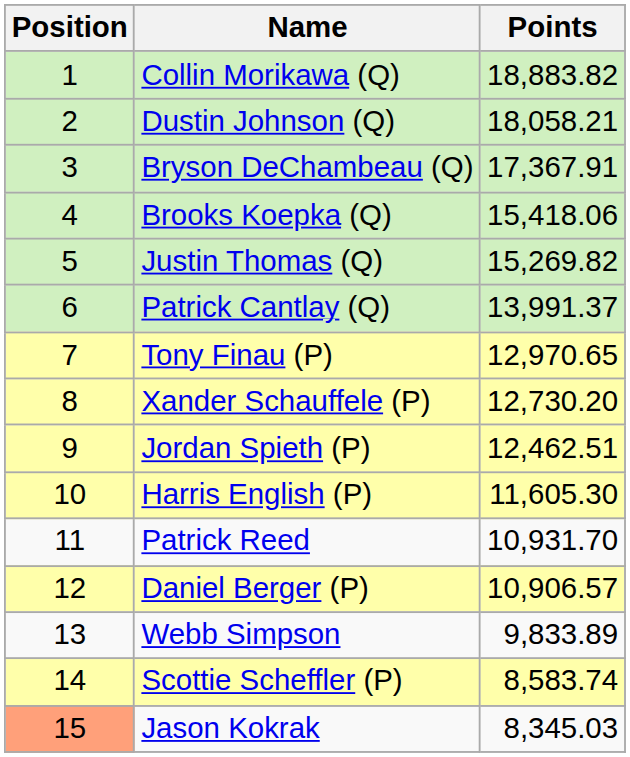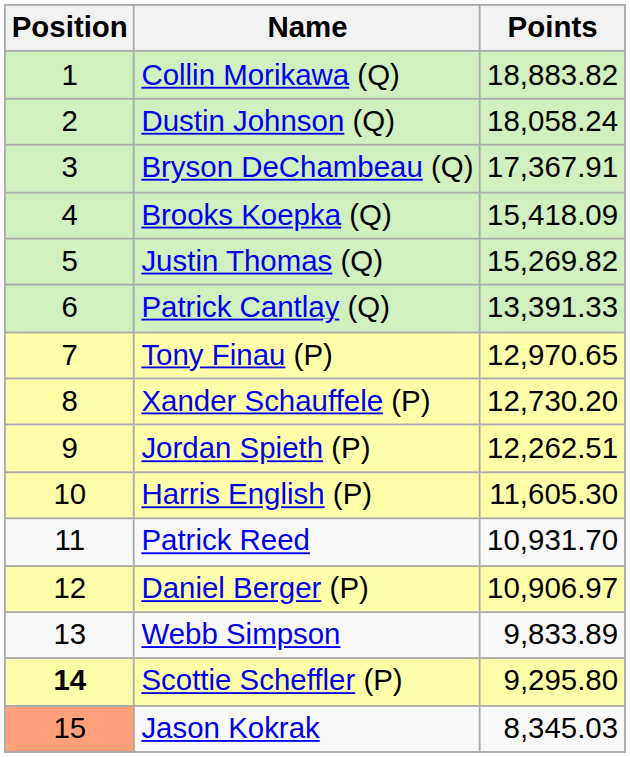(553, 121) 18,058.21 -> (553, 121) 18,058.24
(553, 214) 15,418.06 -> (553, 214) 15,418.09
(553, 307) 13,991.37 -> (553, 307) 13,391.33
(553, 448) 12,462.51 -> (553, 448) 12,262.51
(553, 588) 10,906.57 -> (553, 588) 10,906.97
(70, 681) normal -> (70, 681) bold
(561, 681) 8,583.74 -> (561, 681) 9,295.80
